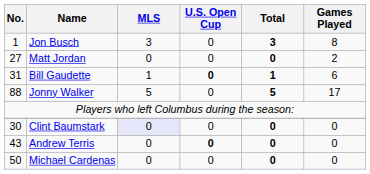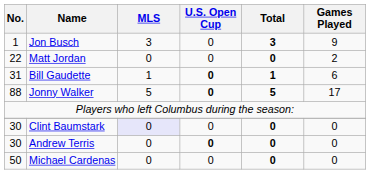(335, 42) 8 -> (335, 42) 9
(15, 59) 27 -> (15, 59) 22
(211, 93) normal -> (211, 93) bold
(15, 144) 43 -> (15, 144) 30
